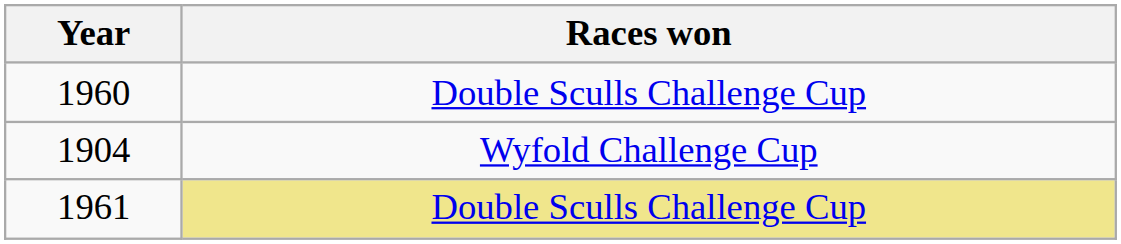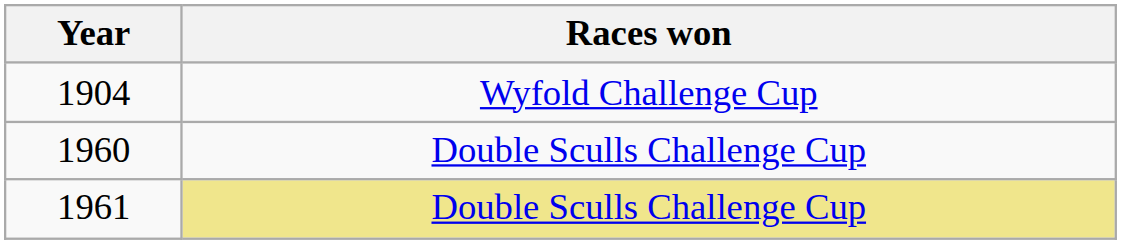rows swapped: (94, 149) <-> (94, 91)
